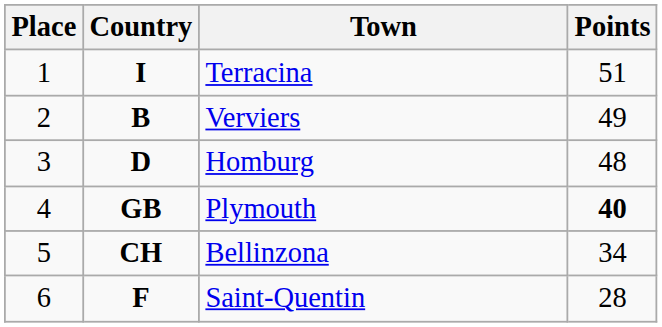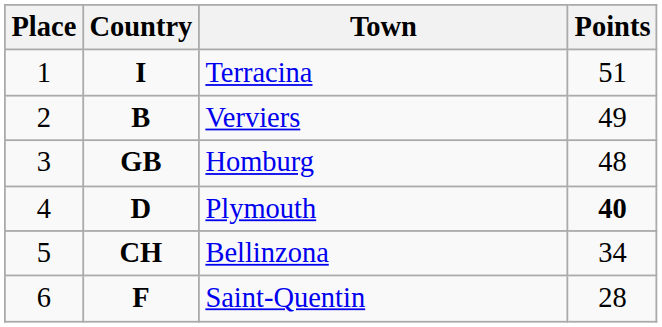(141, 162) D -> (141, 162) GB
(141, 207) GB -> (141, 207) D
